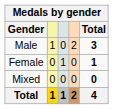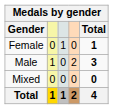rows swapped: (26, 63) <-> (26, 46)
